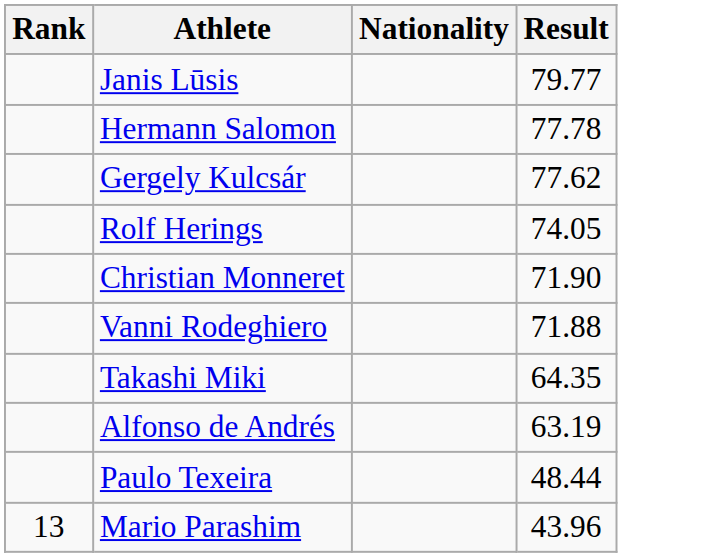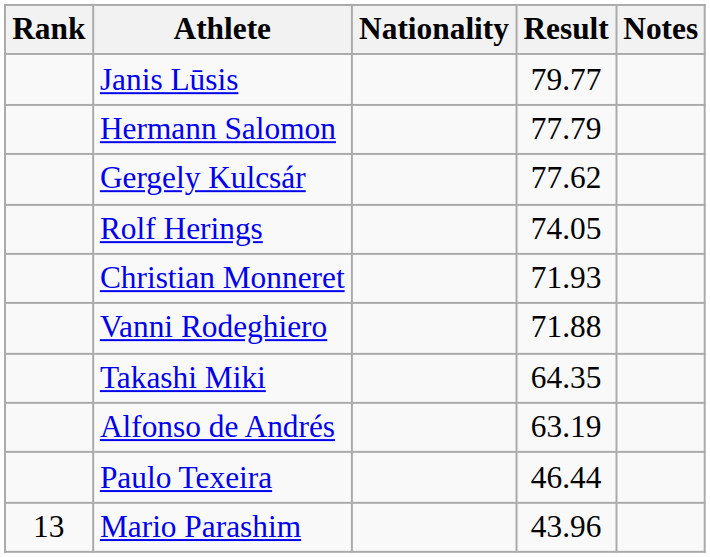+ column: (661, 29)
(566, 128) 77.78 -> (566, 128) 77.79
(566, 278) 71.90 -> (566, 278) 71.93
(566, 476) 48.44 -> (566, 476) 46.44
